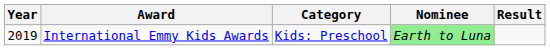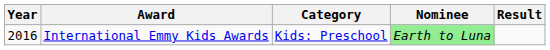(22, 35) 2019 -> (22, 35) 2016
